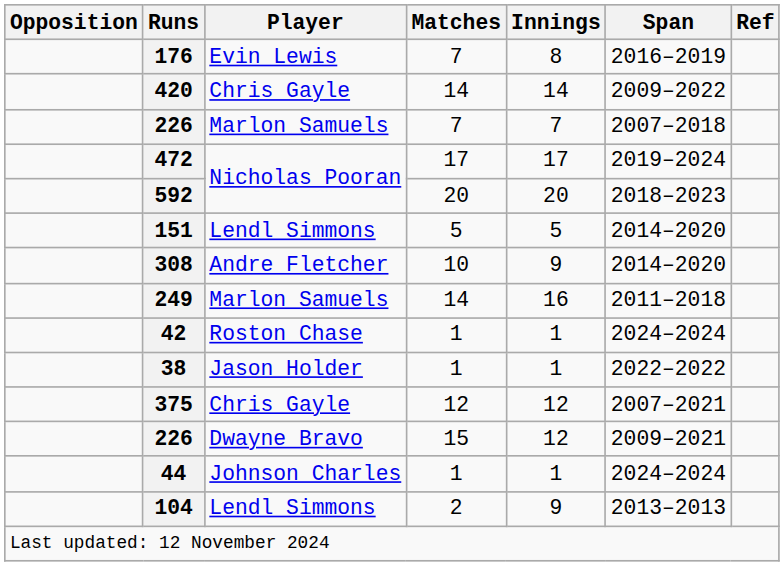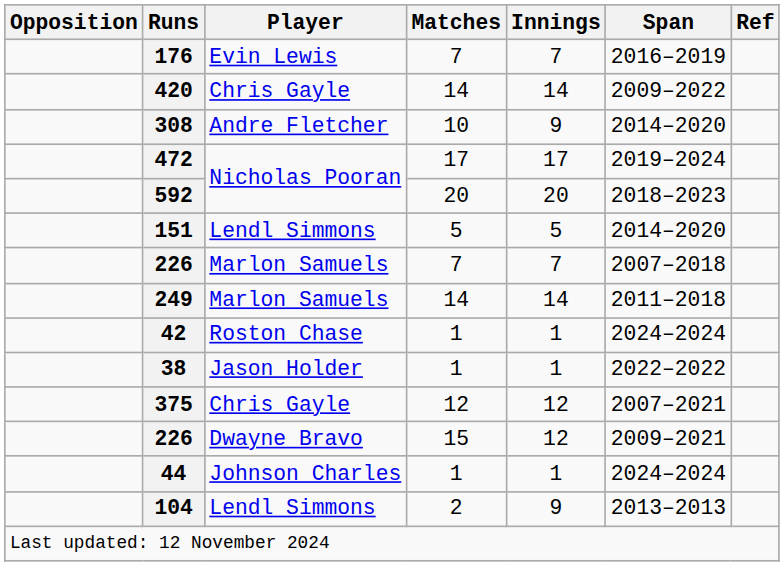(556, 57) 8 -> (556, 57) 7
rows swapped: (174, 126) <-> (174, 265)
(556, 300) 16 -> (556, 300) 14
